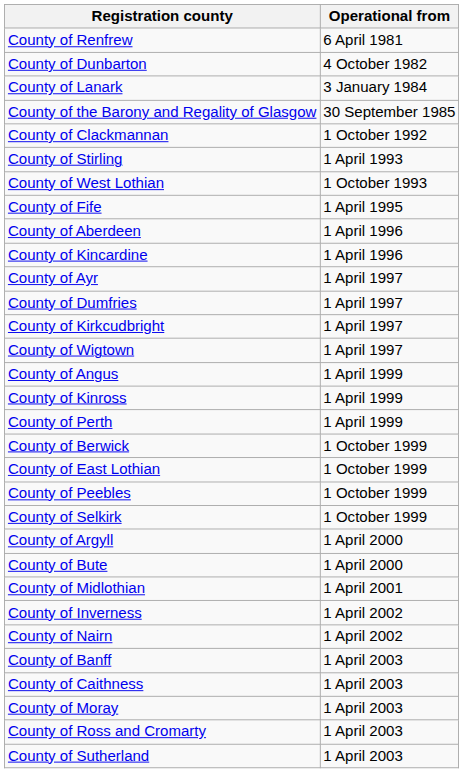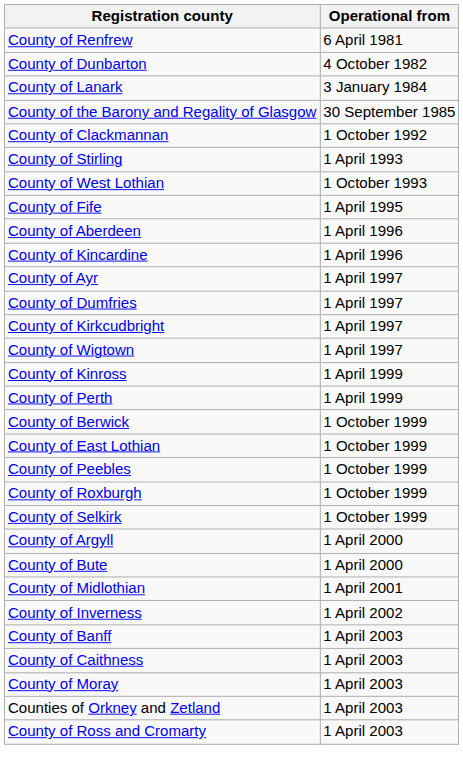- row: (63, 374)
+ row: (75, 493)
- row: (60, 636)
+ row: (114, 708)
- row: (79, 755)
